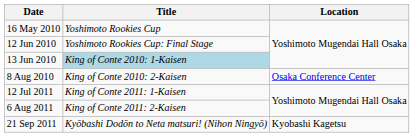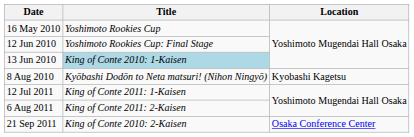(126, 76) King of Conte 2010: 2-Kaisen -> (166, 76) Kyōbashi Dodōn to Neta matsuri! (Nihon Ningyō)
(324, 76) Osaka Conference Center -> (309, 76) Kyobashi Kagetsu
(166, 124) Kyōbashi Dodōn to Neta matsuri! (Nihon Ningyō) -> (126, 124) King of Conte 2010: 2-Kaisen
(309, 124) Kyobashi Kagetsu -> (324, 124) Osaka Conference Center
